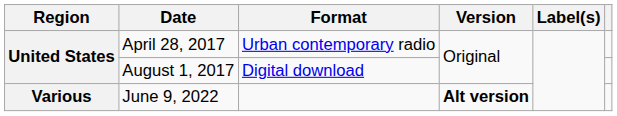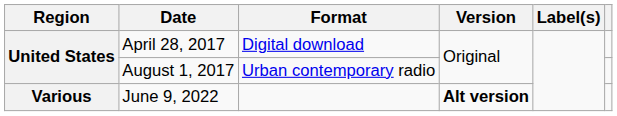(339, 44) Urban contemporary radio -> (303, 44) Digital download
(303, 70) Digital download -> (339, 70) Urban contemporary radio
